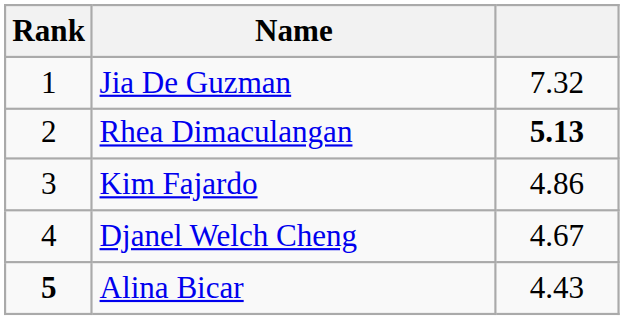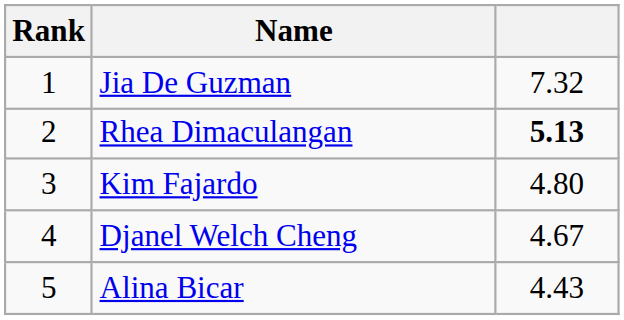(557, 184) 4.86 -> (557, 184) 4.80
(49, 287) bold -> (49, 287) normal
